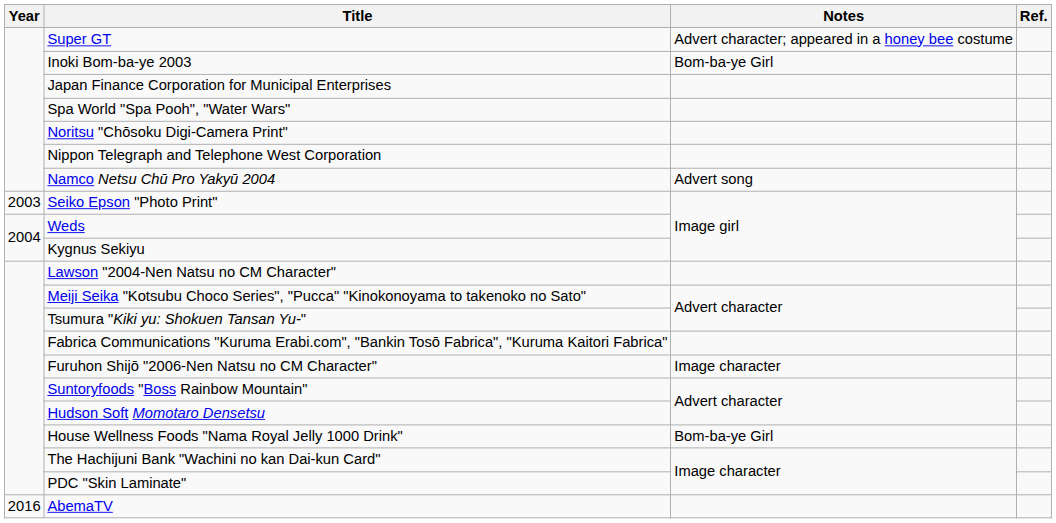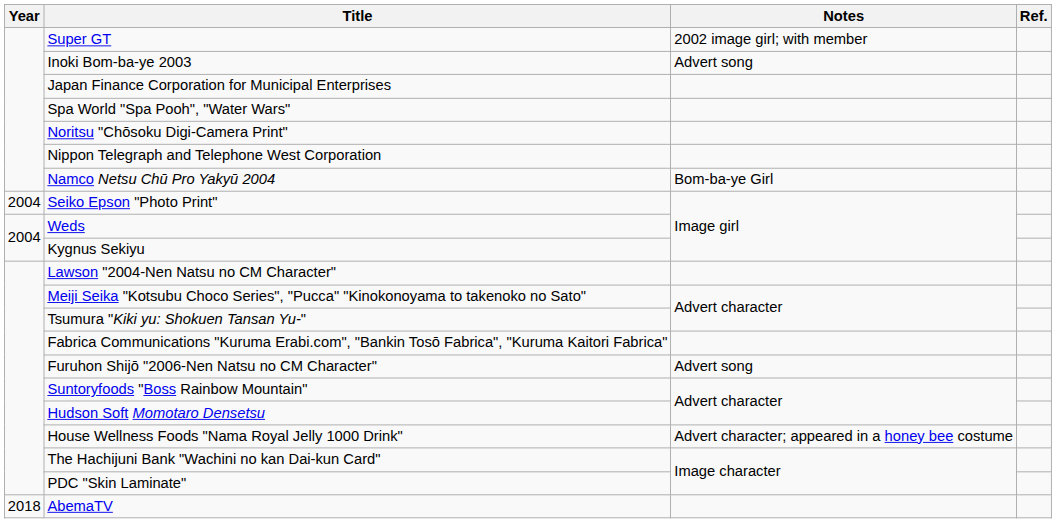(844, 39) Advert character; appeared in a honey bee costume -> (771, 39) 2002 image girl; with member
(724, 62) Bom-ba-ye Girl -> (714, 62) Advert song
(714, 179) Advert song -> (724, 179) Bom-ba-ye Girl
(24, 202) 2003 -> (24, 202) 2004
(727, 366) Image character -> (714, 366) Advert song
(724, 436) Bom-ba-ye Girl -> (844, 436) Advert character; appeared in a honey bee costume
(24, 506) 2016 -> (24, 506) 2018
